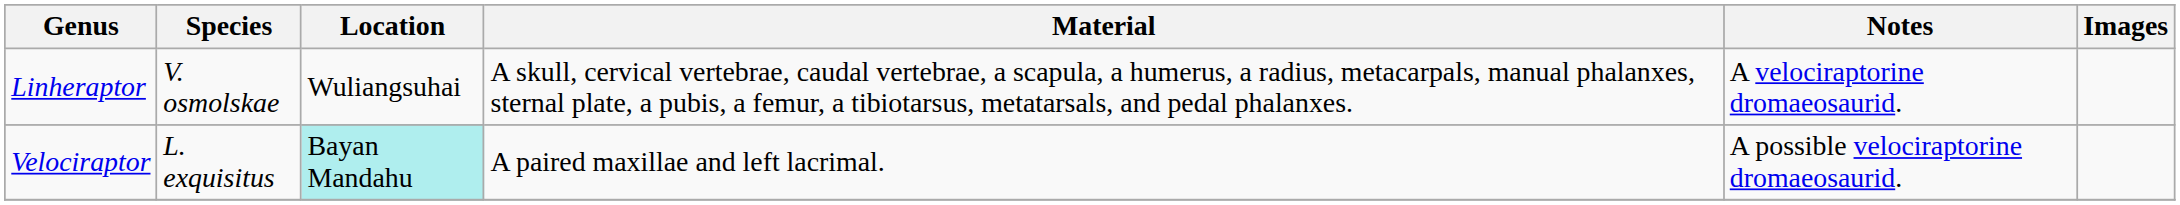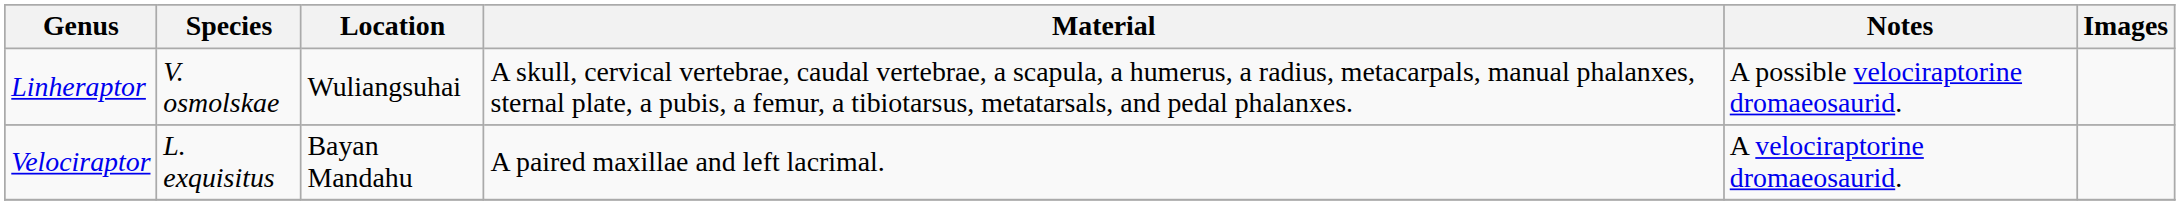(1827, 86) A velociraptorine dromaeosaurid. -> (1876, 86) A possible velociraptorine dromaeosaurid.
(360, 161) paleturquoise background -> (360, 161) no background
(1876, 161) A possible velociraptorine dromaeosaurid. -> (1827, 161) A velociraptorine dromaeosaurid.
